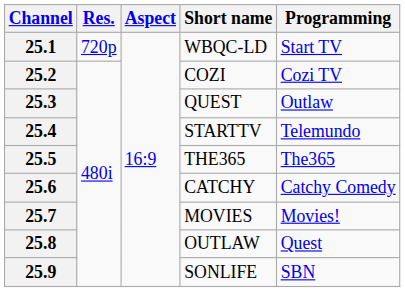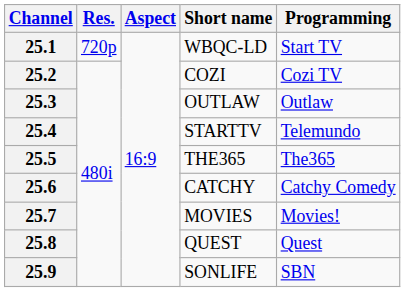(213, 103) QUEST -> (222, 103) OUTLAW
(222, 243) OUTLAW -> (213, 243) QUEST
